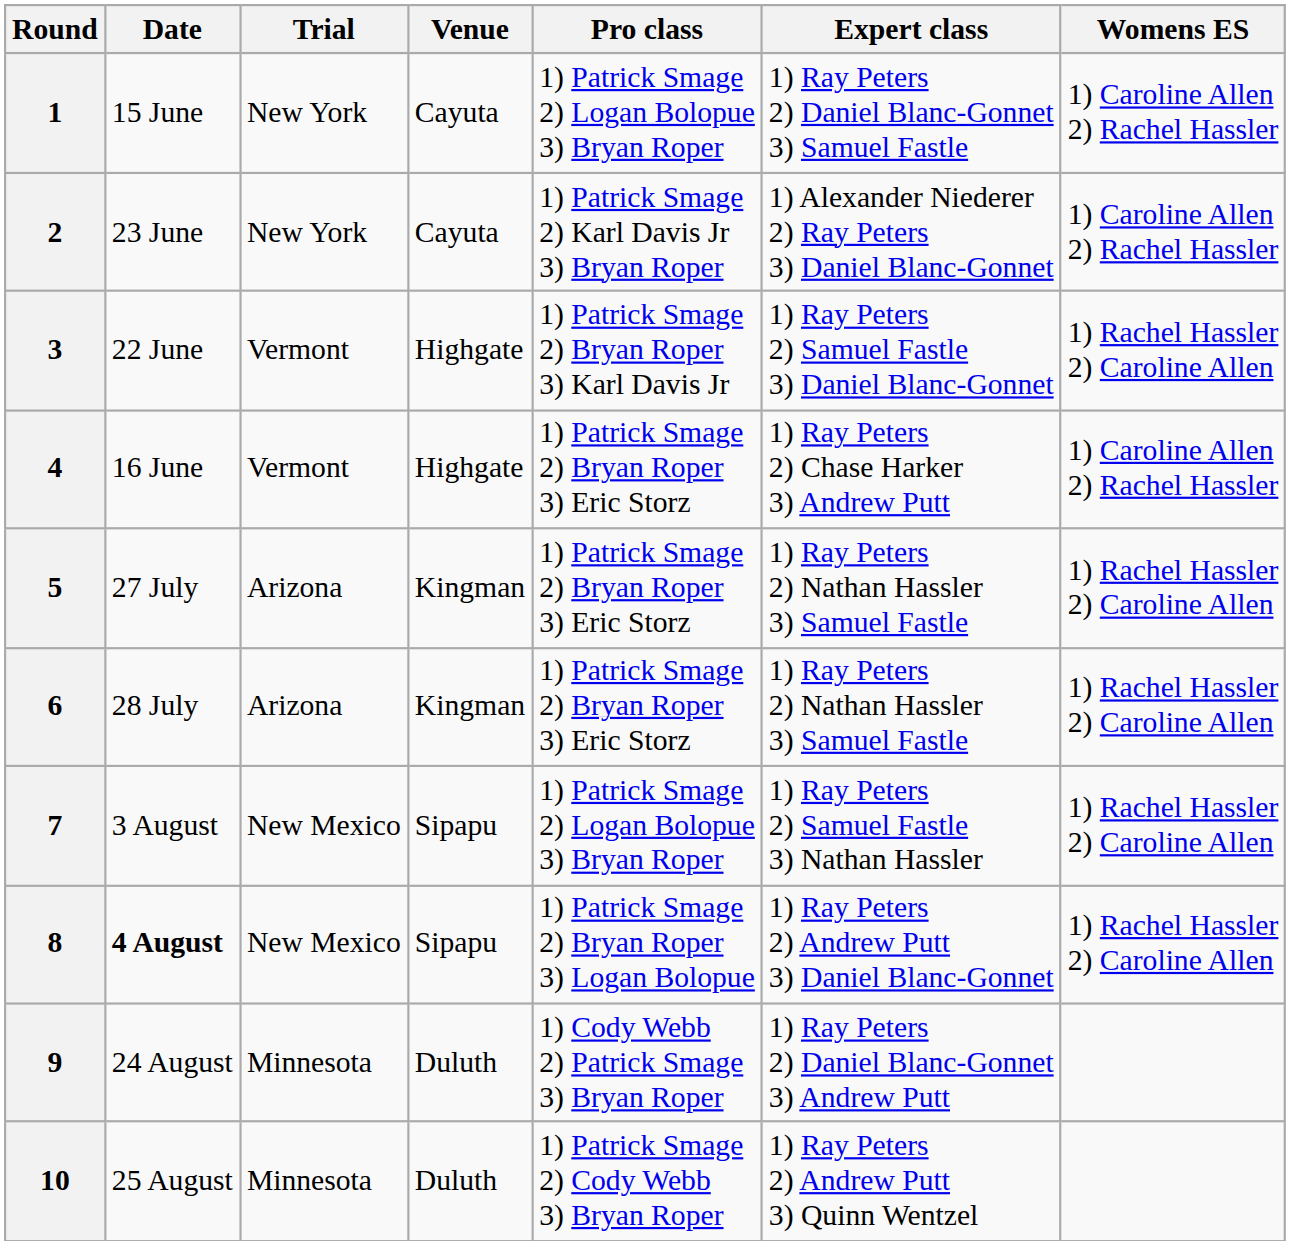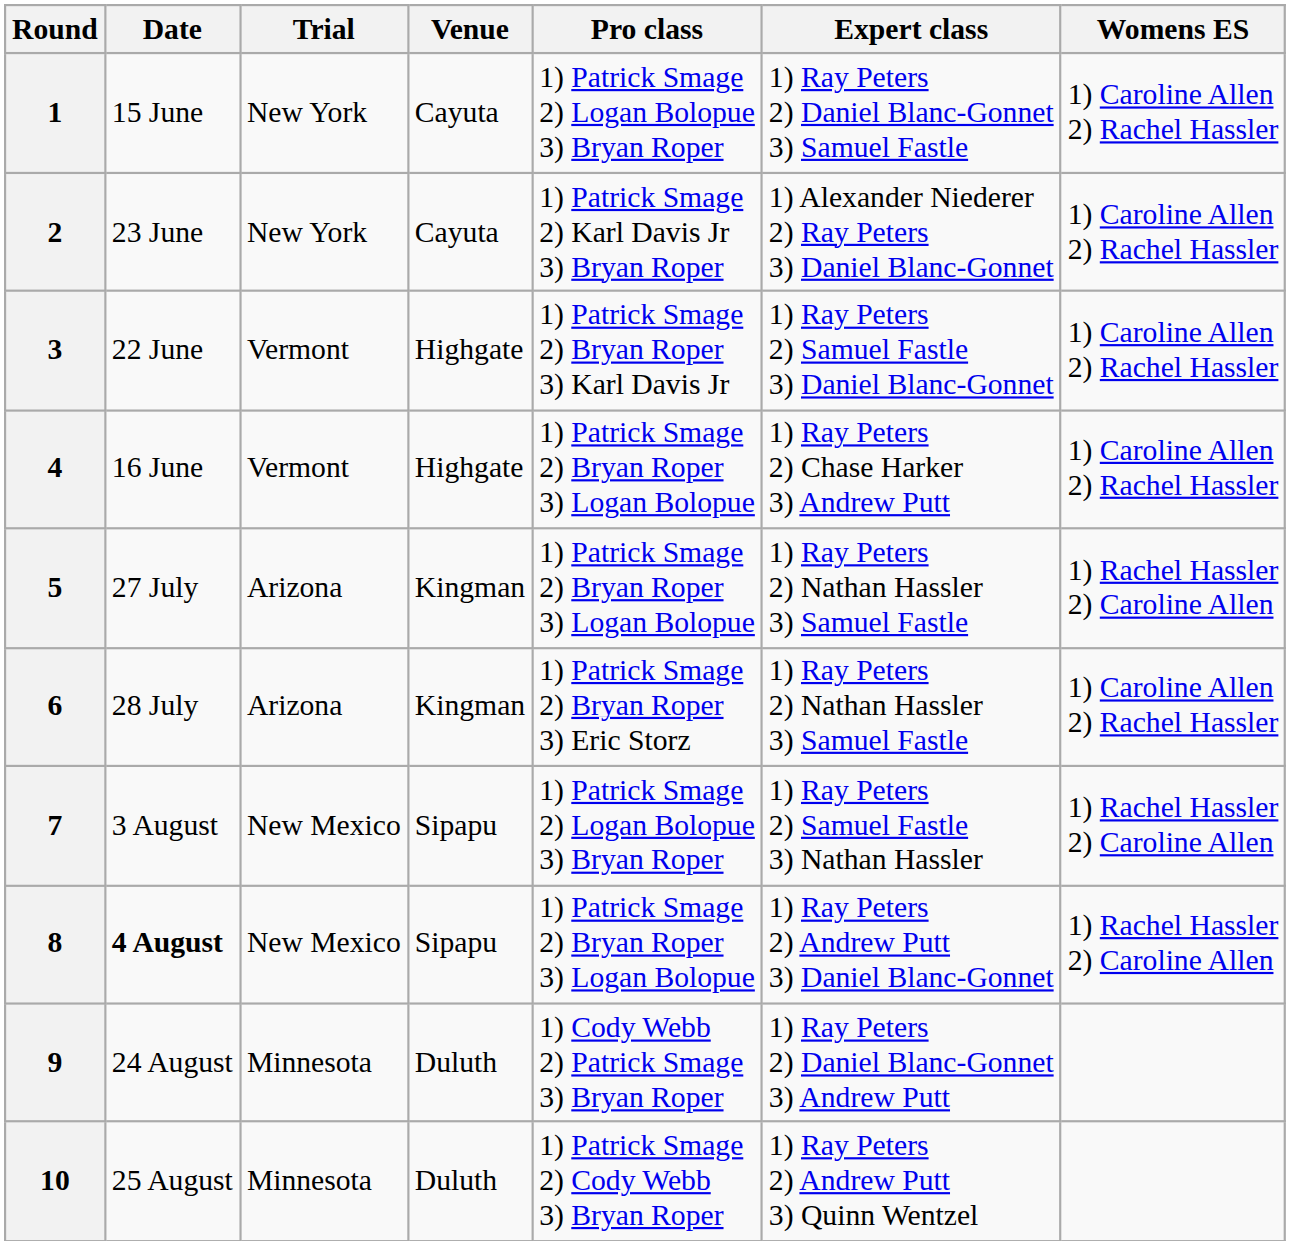(1173, 349) 1) Rachel Hassler 2) Caroline Allen -> (1173, 349) 1) Caroline Allen 2) Rachel Hassler
(641, 468) 1) Patrick Smage 2) Bryan Roper 3) Eric Storz -> (647, 468) 1) Patrick Smage 2) Bryan Roper 3) Logan Bolopue
(641, 587) 1) Patrick Smage 2) Bryan Roper 3) Eric Storz -> (647, 587) 1) Patrick Smage 2) Bryan Roper 3) Logan Bolopue
(1173, 705) 1) Rachel Hassler 2) Caroline Allen -> (1173, 705) 1) Caroline Allen 2) Rachel Hassler
